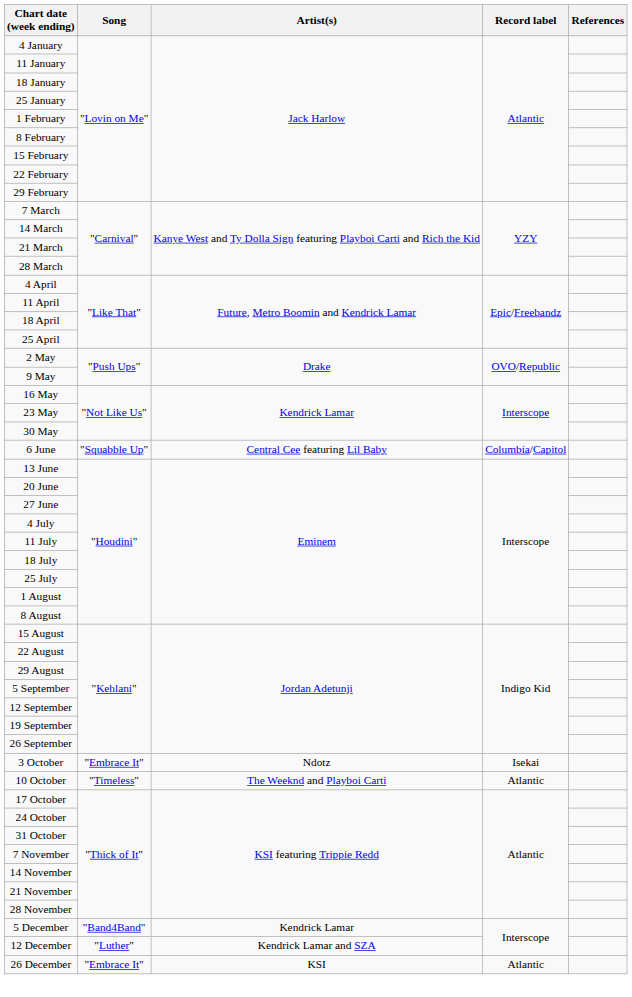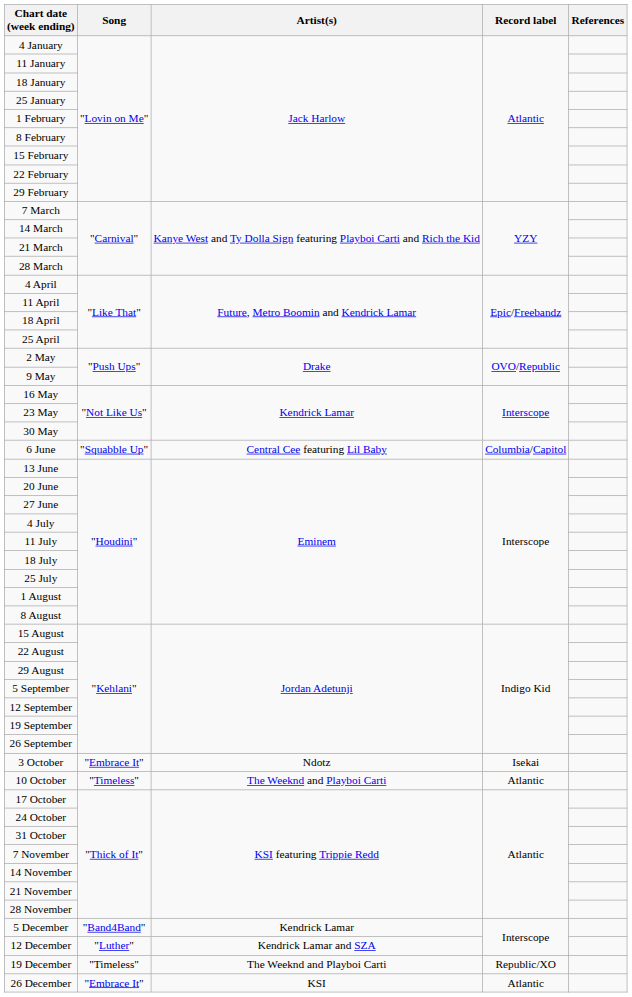+ row: (41, 964)
